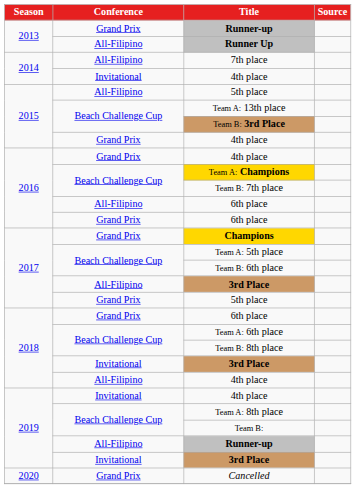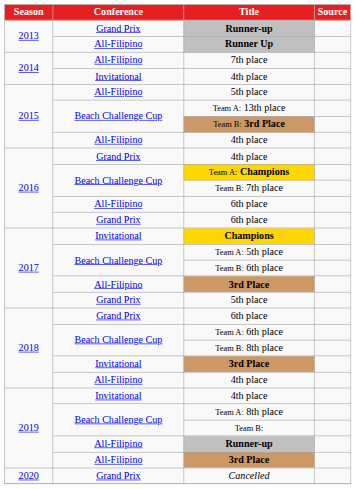(118, 140) Grand Prix -> (118, 140) All-Filipino
(118, 236) Grand Prix -> (118, 236) Invitational
(118, 460) Invitational -> (118, 460) All-Filipino
